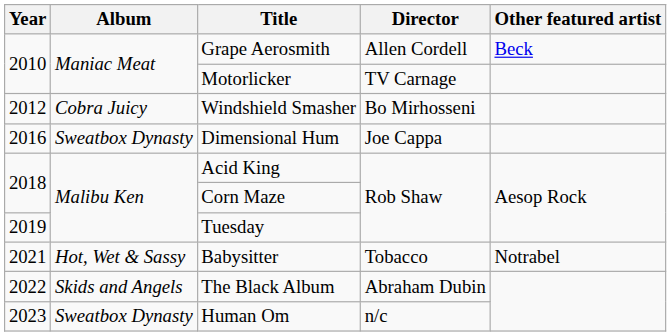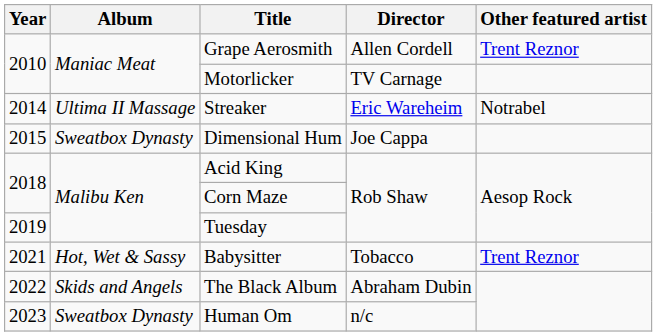(514, 49) Beck -> (529, 49) Trent Reznor
- row: (279, 108)
+ row: (235, 108)
(28, 138) 2016 -> (28, 138) 2015
(527, 256) Notrabel -> (529, 256) Trent Reznor
